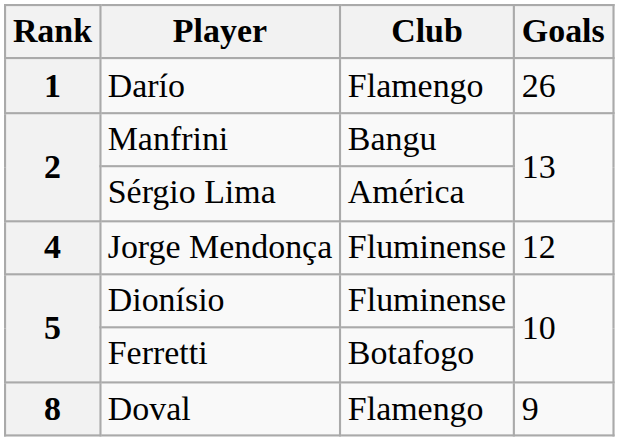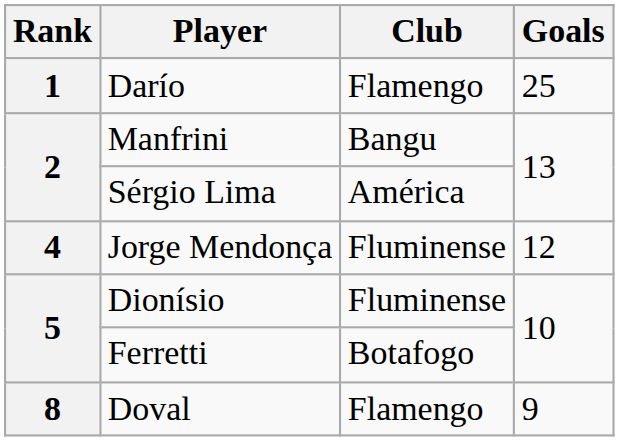(539, 85) 26 -> (539, 85) 25
